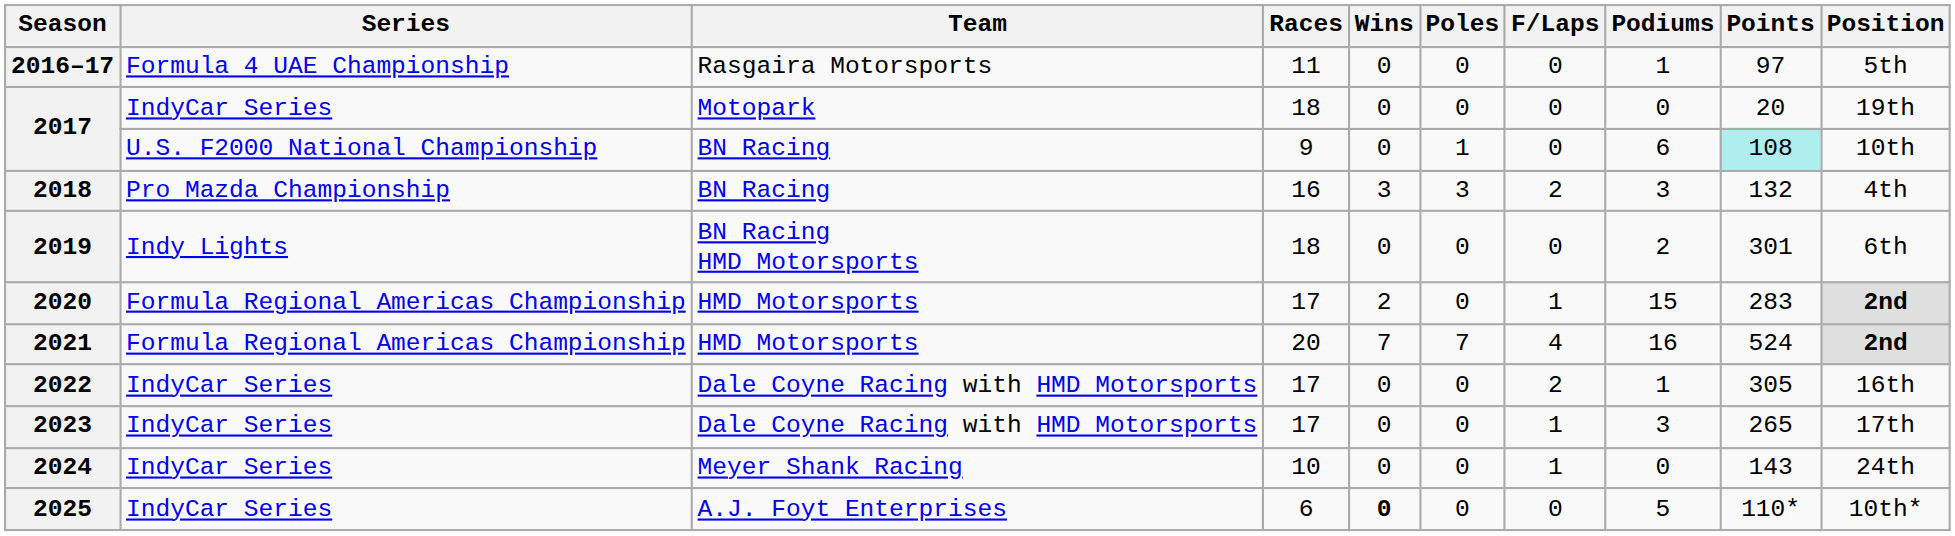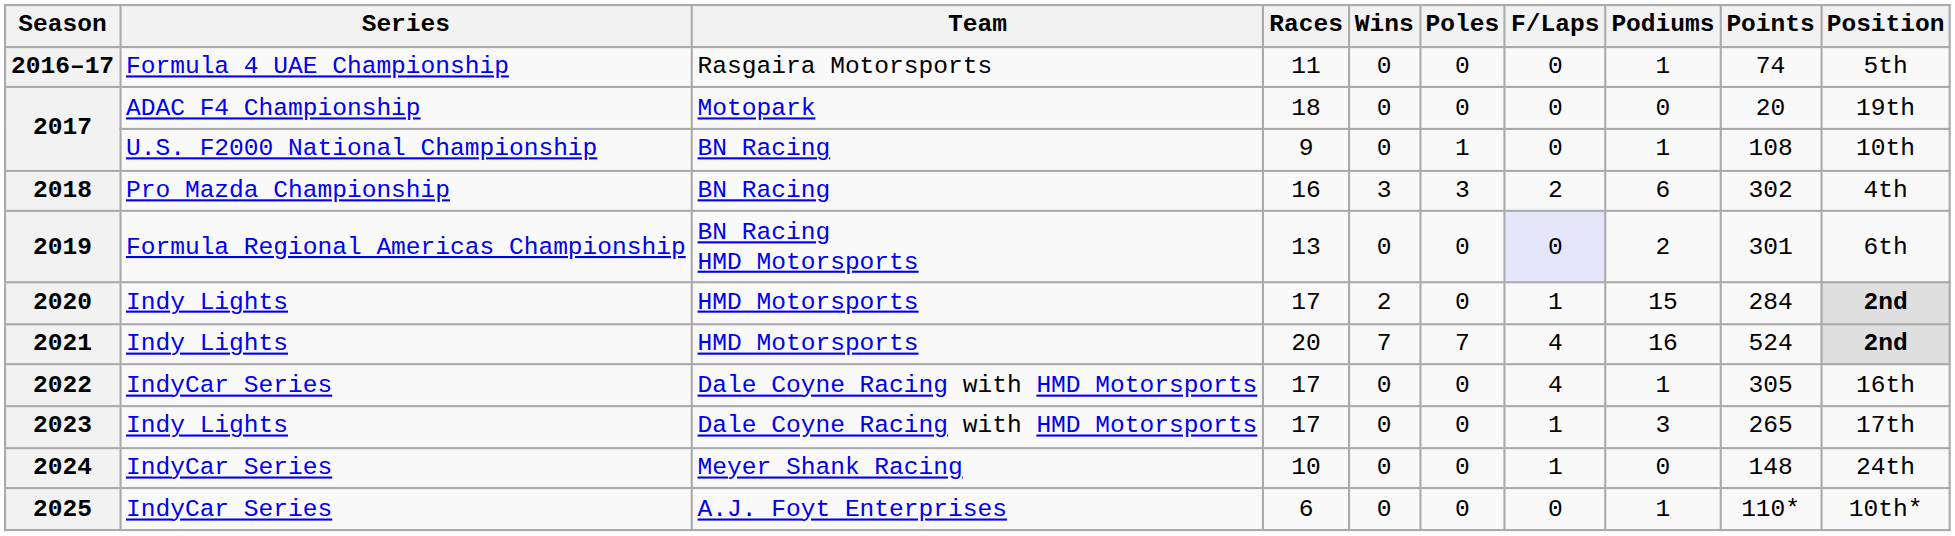(1771, 67) 97 -> (1771, 67) 74
(229, 108) IndyCar Series -> (273, 108) ADAC F4 Championship
(1663, 149) 6 -> (1663, 149) 1
(1771, 149) paleturquoise background -> (1771, 149) no background
(1663, 190) 3 -> (1663, 190) 6
(1771, 190) 132 -> (1771, 190) 302
(207, 246) Indy Lights -> (406, 246) Formula Regional Americas Championship
(1306, 246) 18 -> (1306, 246) 13
(1555, 246) no background -> (1555, 246) lavender background
(406, 302) Formula Regional Americas Championship -> (207, 302) Indy Lights
(1771, 302) 283 -> (1771, 302) 284
(406, 344) Formula Regional Americas Championship -> (207, 344) Indy Lights
(1555, 385) 2 -> (1555, 385) 4
(229, 426) IndyCar Series -> (207, 426) Indy Lights
(1771, 468) 143 -> (1771, 468) 148
(1384, 509) bold -> (1384, 509) normal
(1663, 509) 5 -> (1663, 509) 1
